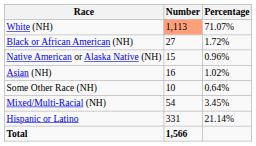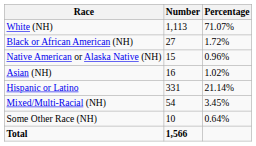(176, 27) lightsalmon background -> (176, 27) no background
rows swapped: (52, 88) <-> (43, 118)
